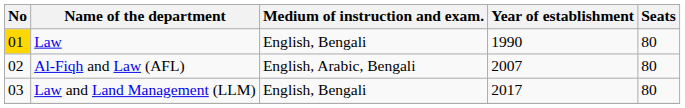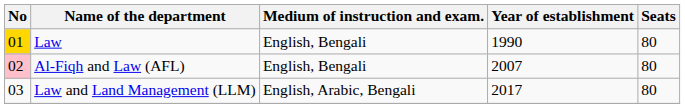(16, 66) no background -> (16, 66) pink background
(339, 66) English, Arabic, Bengali -> (315, 66) English, Bengali
(315, 90) English, Bengali -> (339, 90) English, Arabic, Bengali
